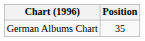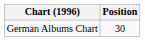(120, 28) 35 -> (120, 28) 30
